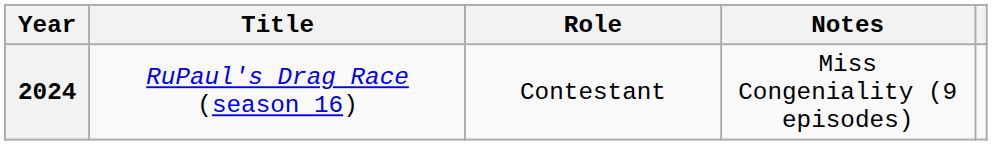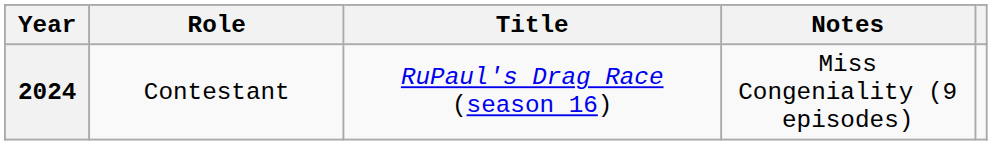columns swapped: (278, 25) <-> (593, 25)
